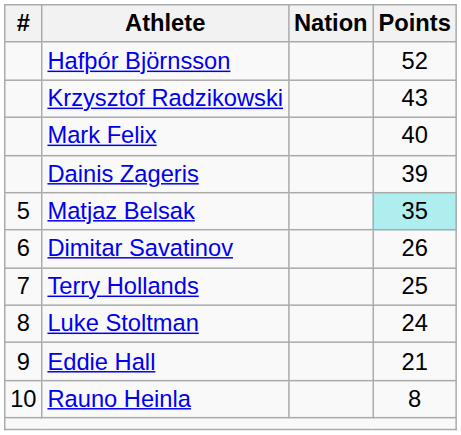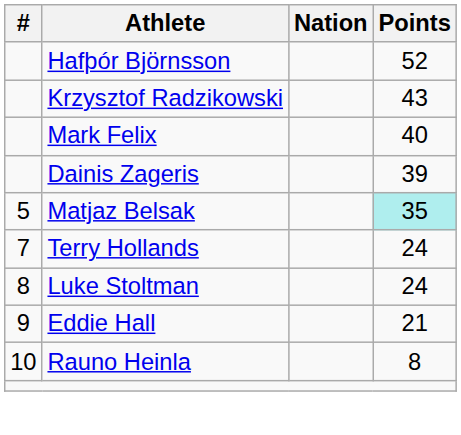- row: (140, 248)
(415, 286) 25 -> (415, 248) 24
